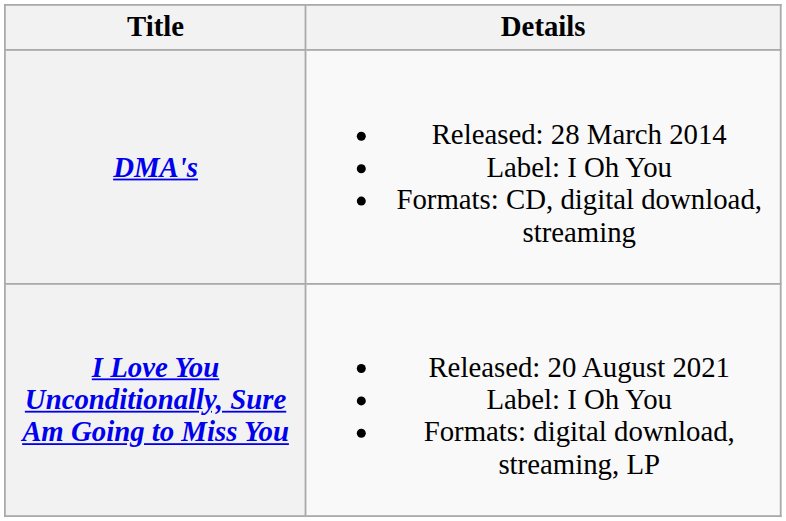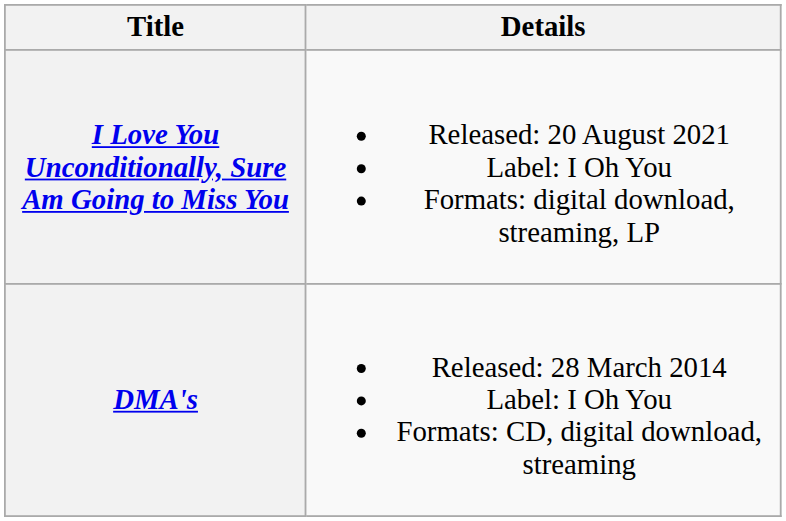rows swapped: (156, 166) <-> (156, 399)
